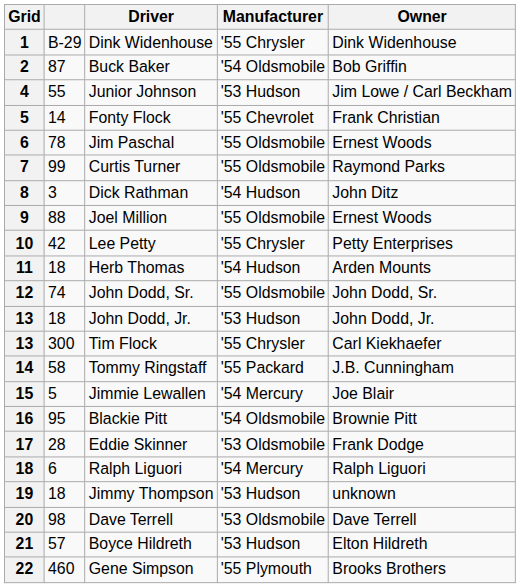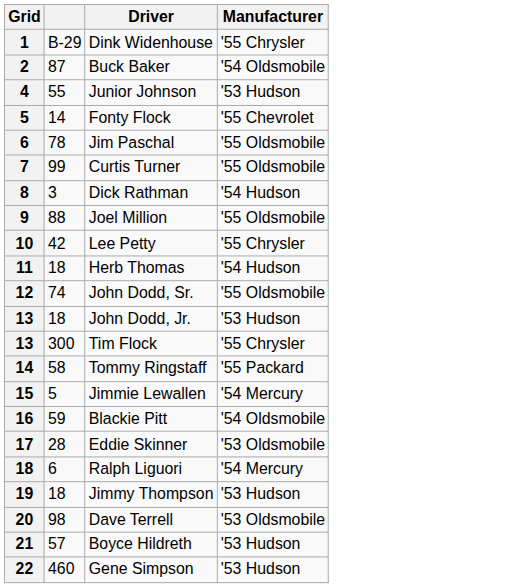- column: (422, 17)
(57, 419) 95 -> (57, 419) 59
(266, 569) '55 Plymouth -> (261, 569) '53 Hudson
